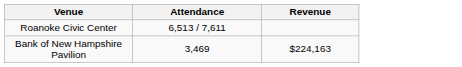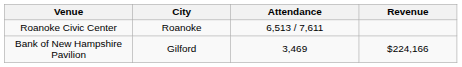+ column: (182, 12)
(310, 49) $224,163 -> (408, 49) $224,166
